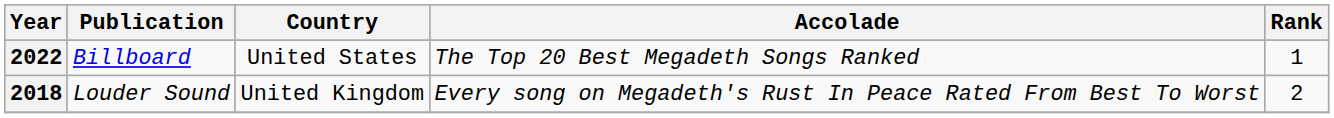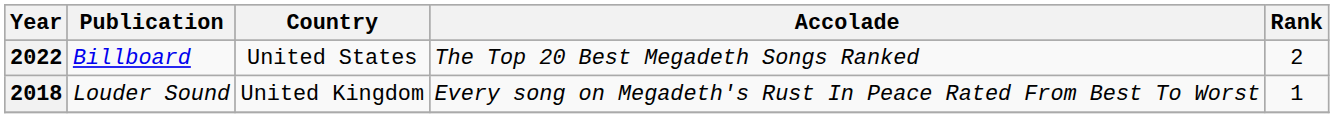(1297, 58) 1 -> (1297, 58) 2
(1297, 94) 2 -> (1297, 94) 1
